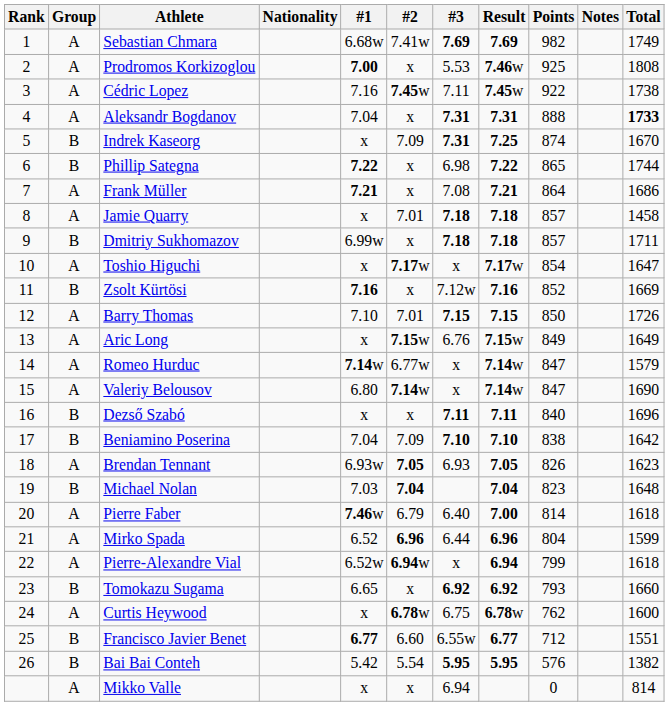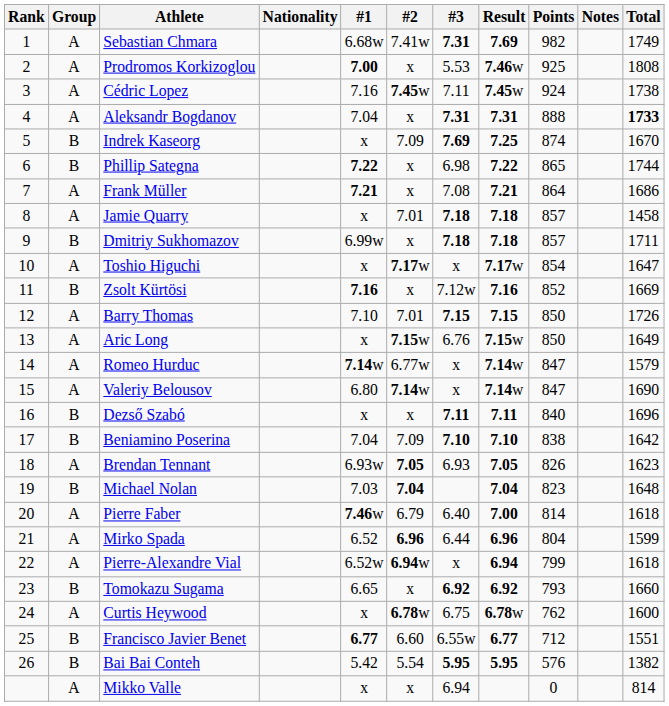(456, 41) 7.69 -> (456, 41) 7.31
(554, 91) 922 -> (554, 91) 924
(456, 141) 7.31 -> (456, 141) 7.69
(554, 340) 849 -> (554, 340) 850
